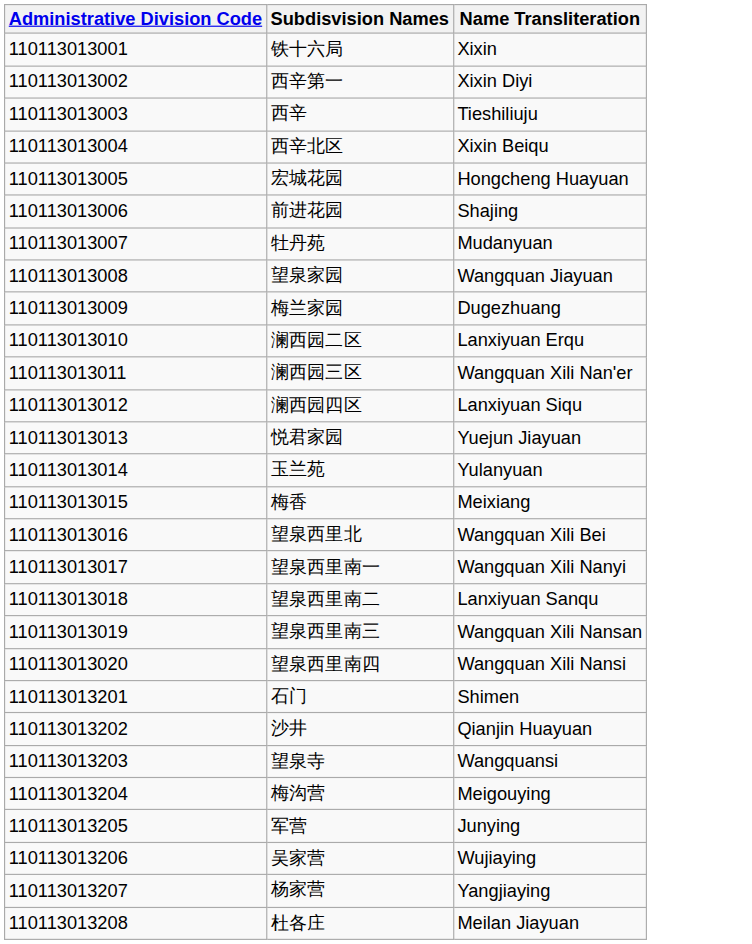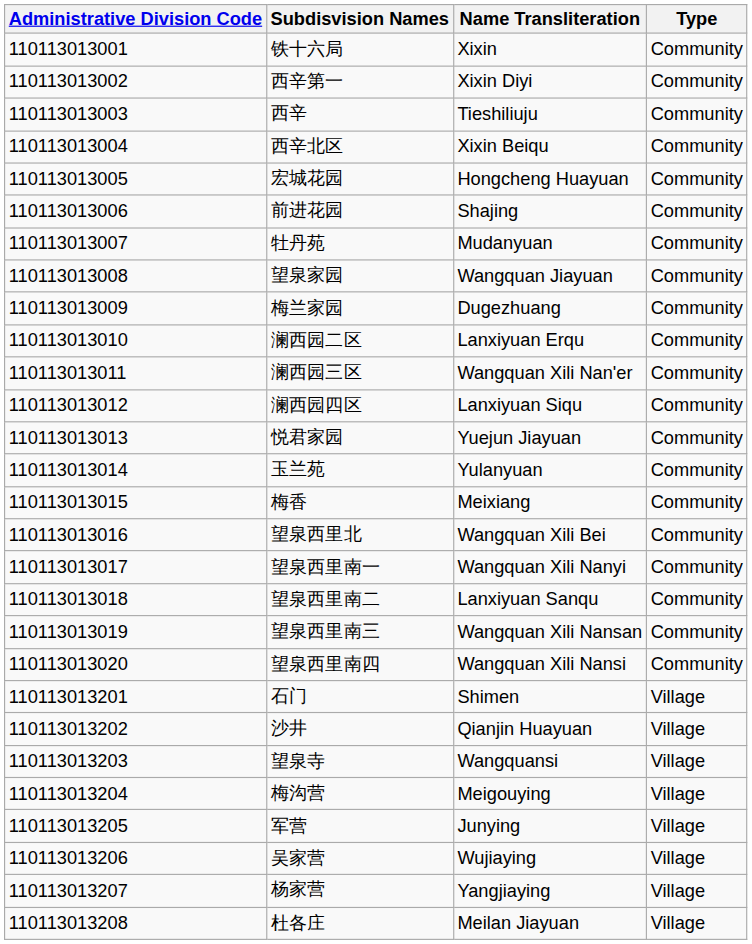+ column: (697, 18)
